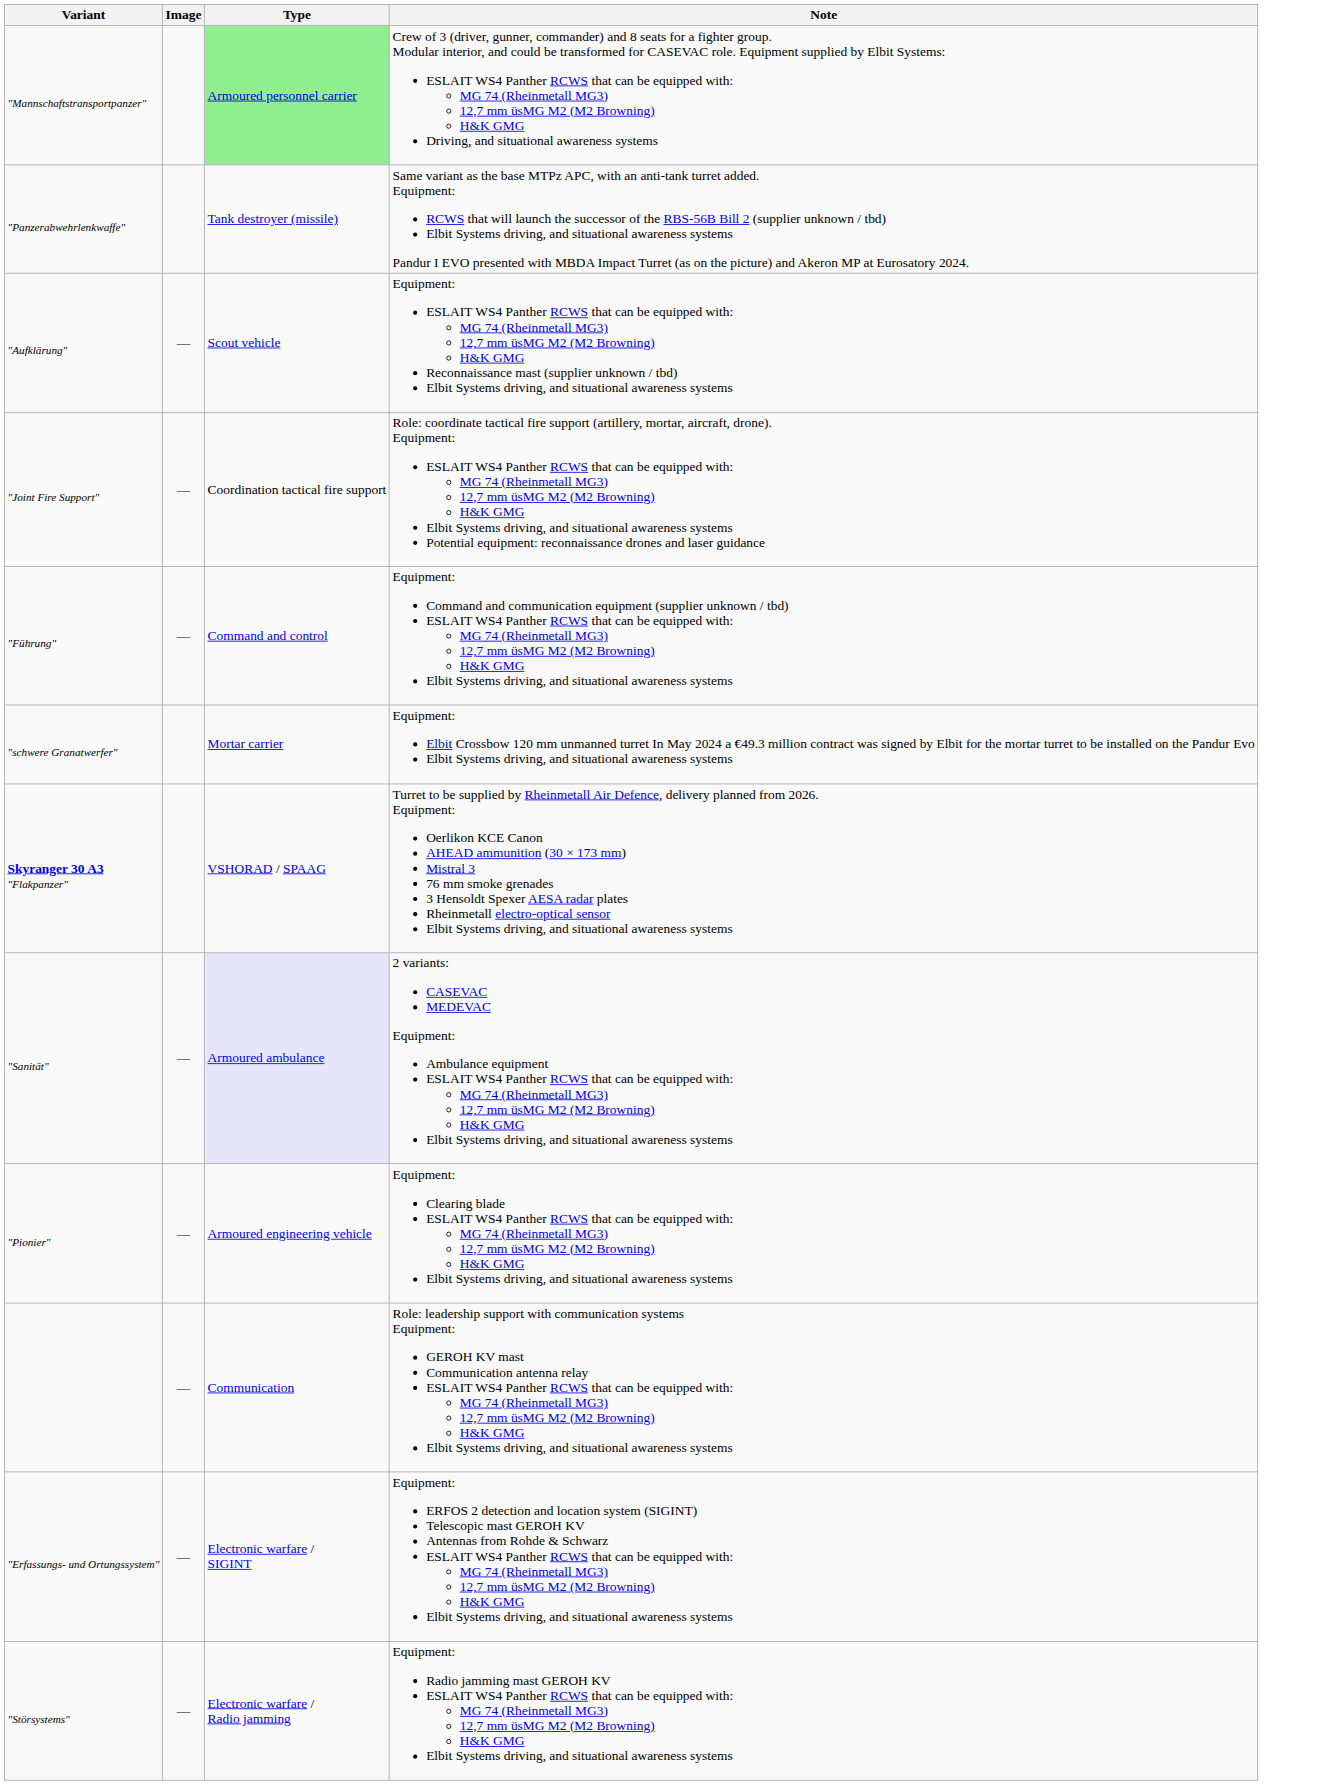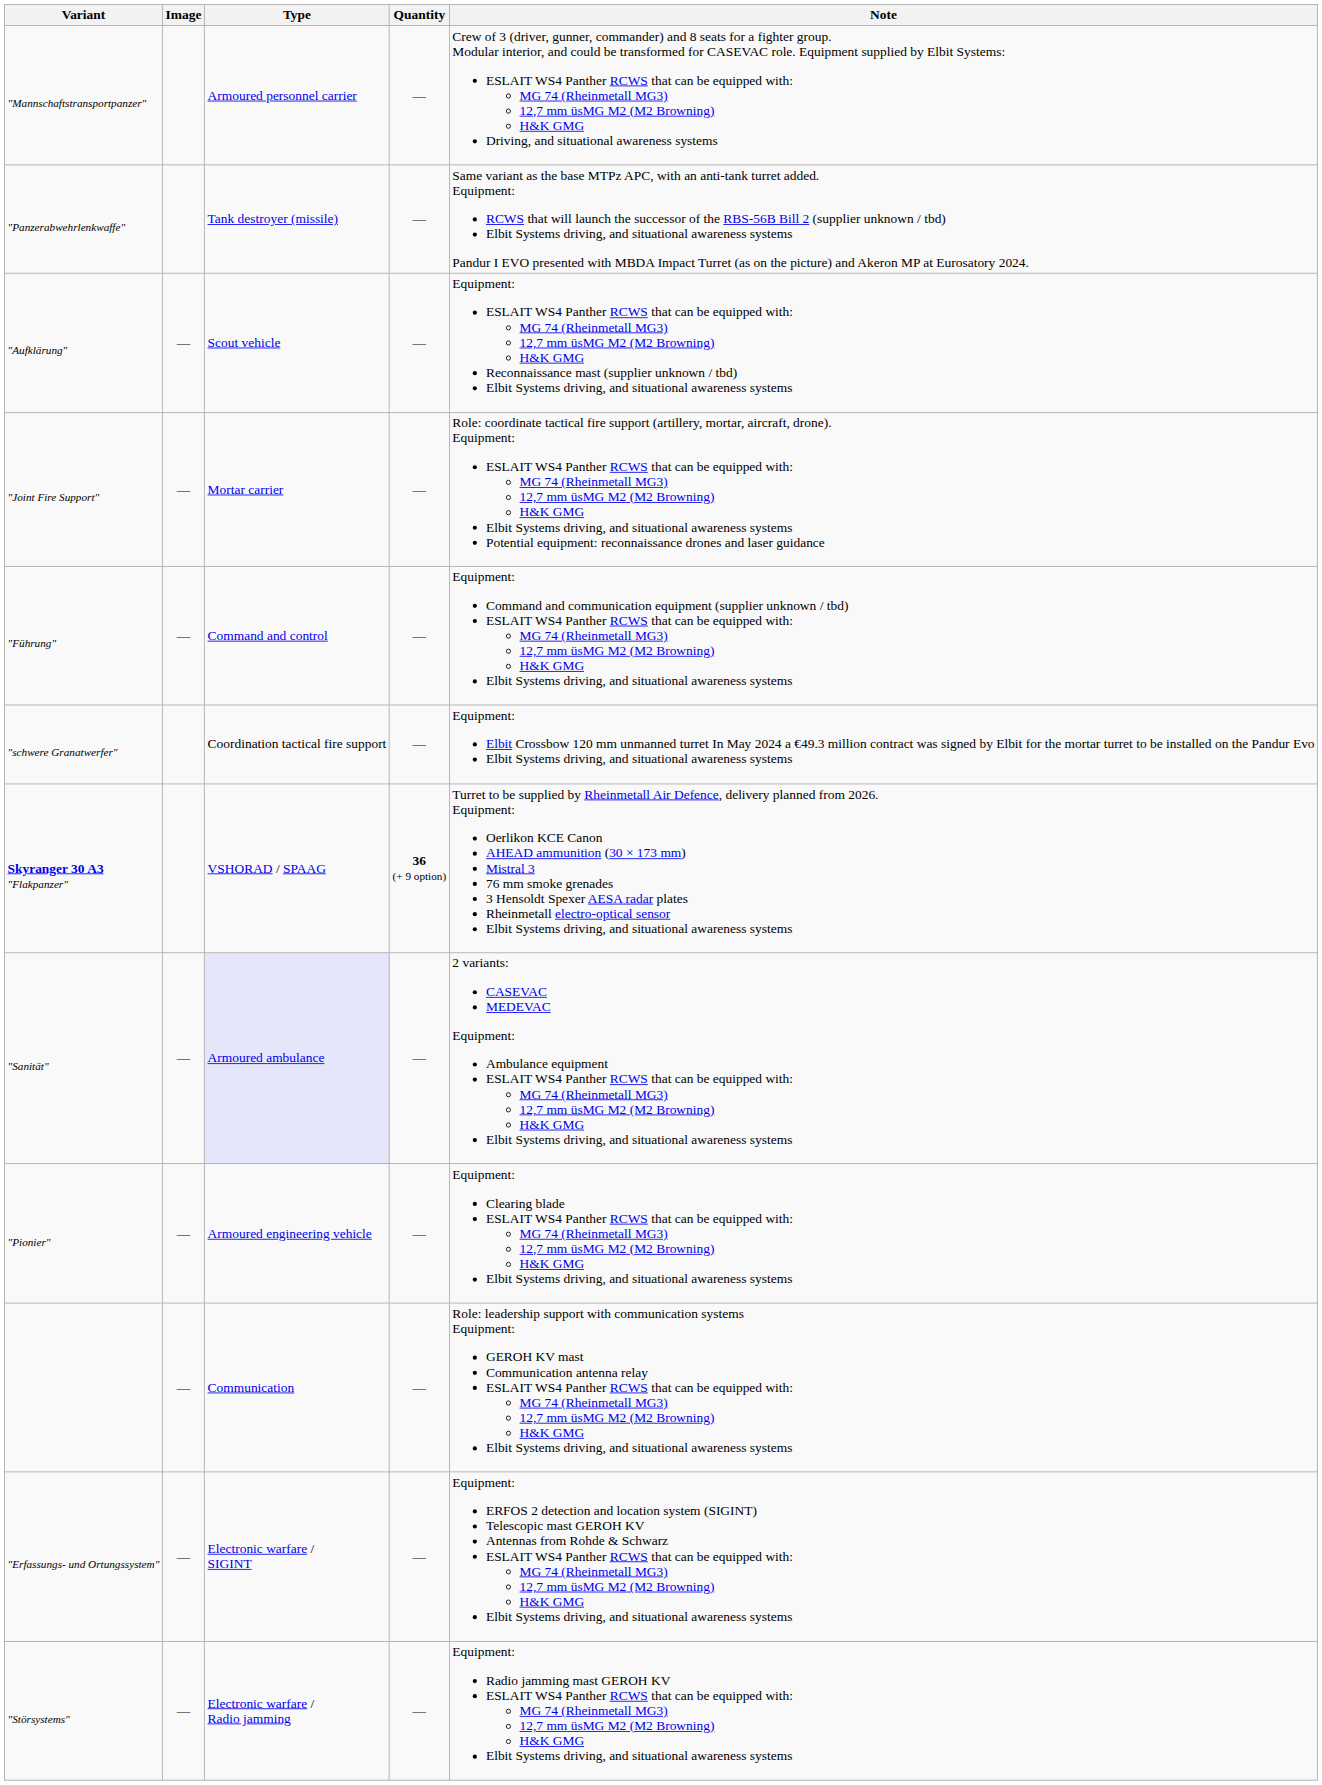+ column: (419, 15)
(282, 95) lightgreen background -> (282, 95) no background
(297, 489) Coordination tactical fire support -> (245, 489) Mortar carrier
(245, 744) Mortar carrier -> (297, 744) Coordination tactical fire support
